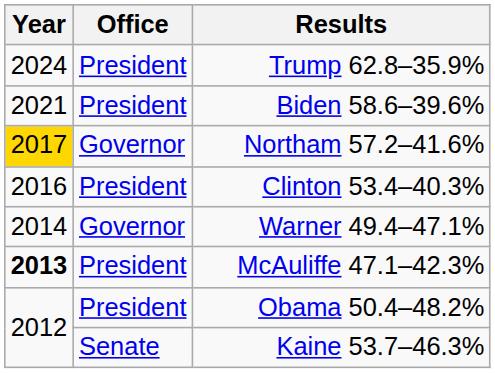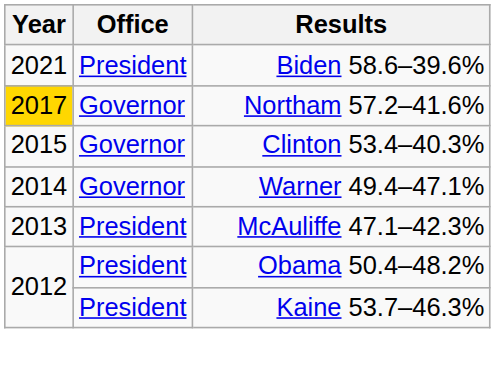- row: (377, 65)
(39, 186) 2016 -> (39, 145) 2015
(133, 186) President -> (132, 145) Governor
(39, 266) bold -> (39, 226) normal
(119, 347) Senate -> (133, 307) President
